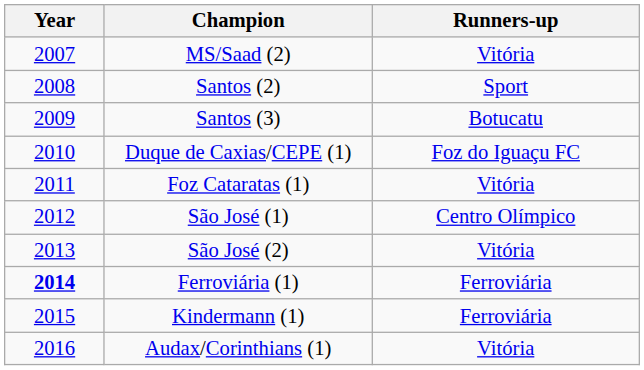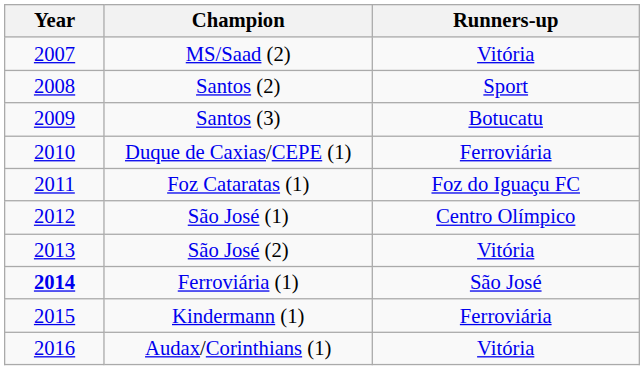(506, 151) Foz do Iguaçu FC -> (506, 151) Ferroviária
(506, 184) Vitória -> (506, 184) Foz do Iguaçu FC
(506, 282) Ferroviária -> (506, 282) São José
